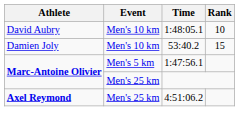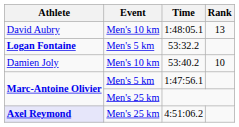(220, 30) 10 -> (220, 30) 13
+ row: (184, 47)
(220, 47) 15 -> (220, 63) 10
(39, 97) no background -> (39, 114) lavender background
